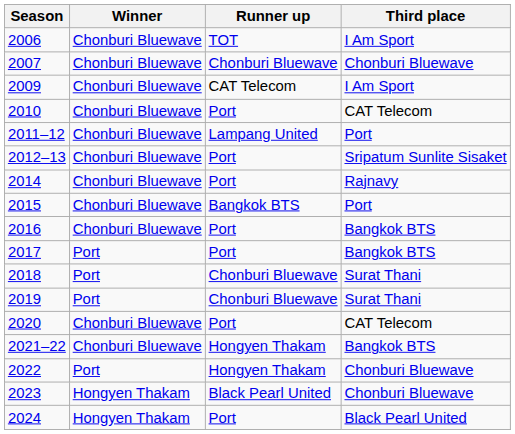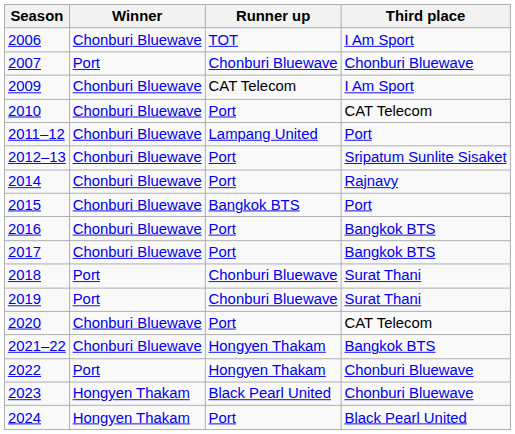(137, 63) Chonburi Bluewave -> (86, 63) Port
(86, 252) Port -> (137, 252) Chonburi Bluewave
